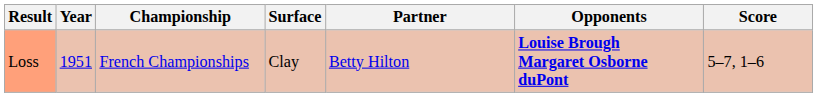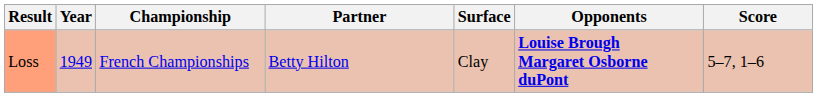columns swapped: (295, 17) <-> (420, 17)
(76, 61) 1951 -> (76, 61) 1949
